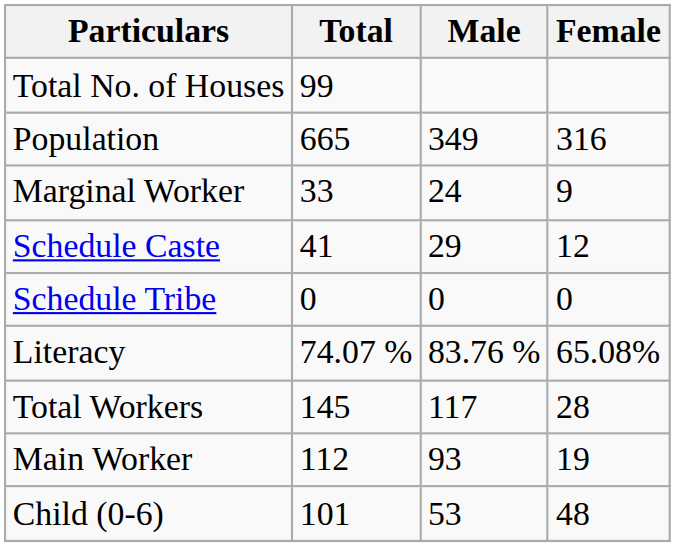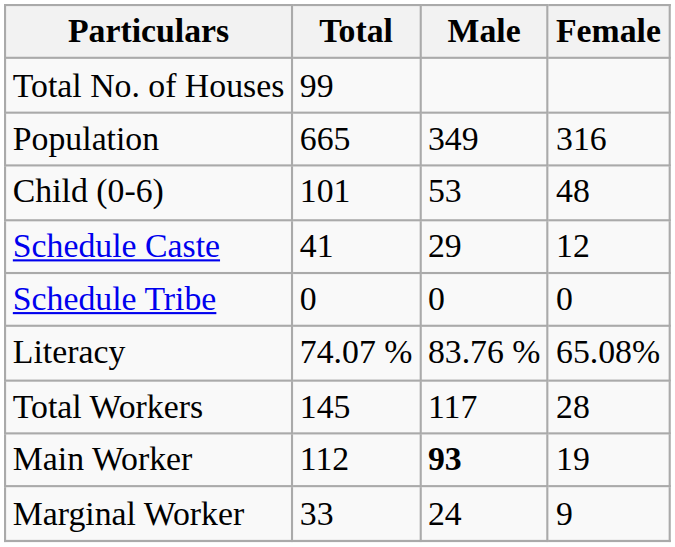rows swapped: (88, 513) <-> (129, 191)
(445, 459) normal -> (445, 459) bold
